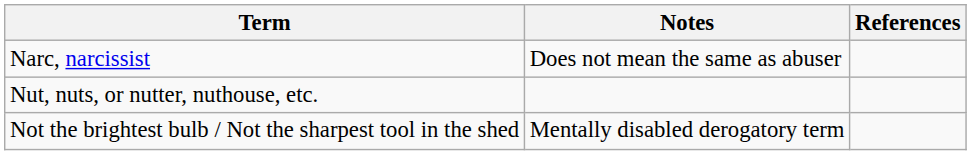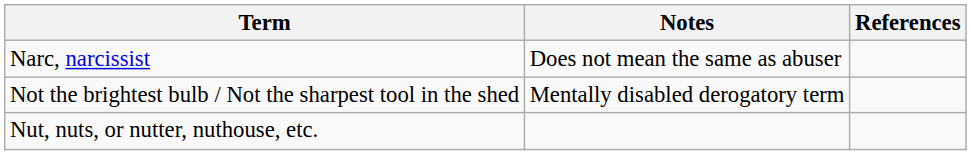rows swapped: (265, 130) <-> (164, 94)
